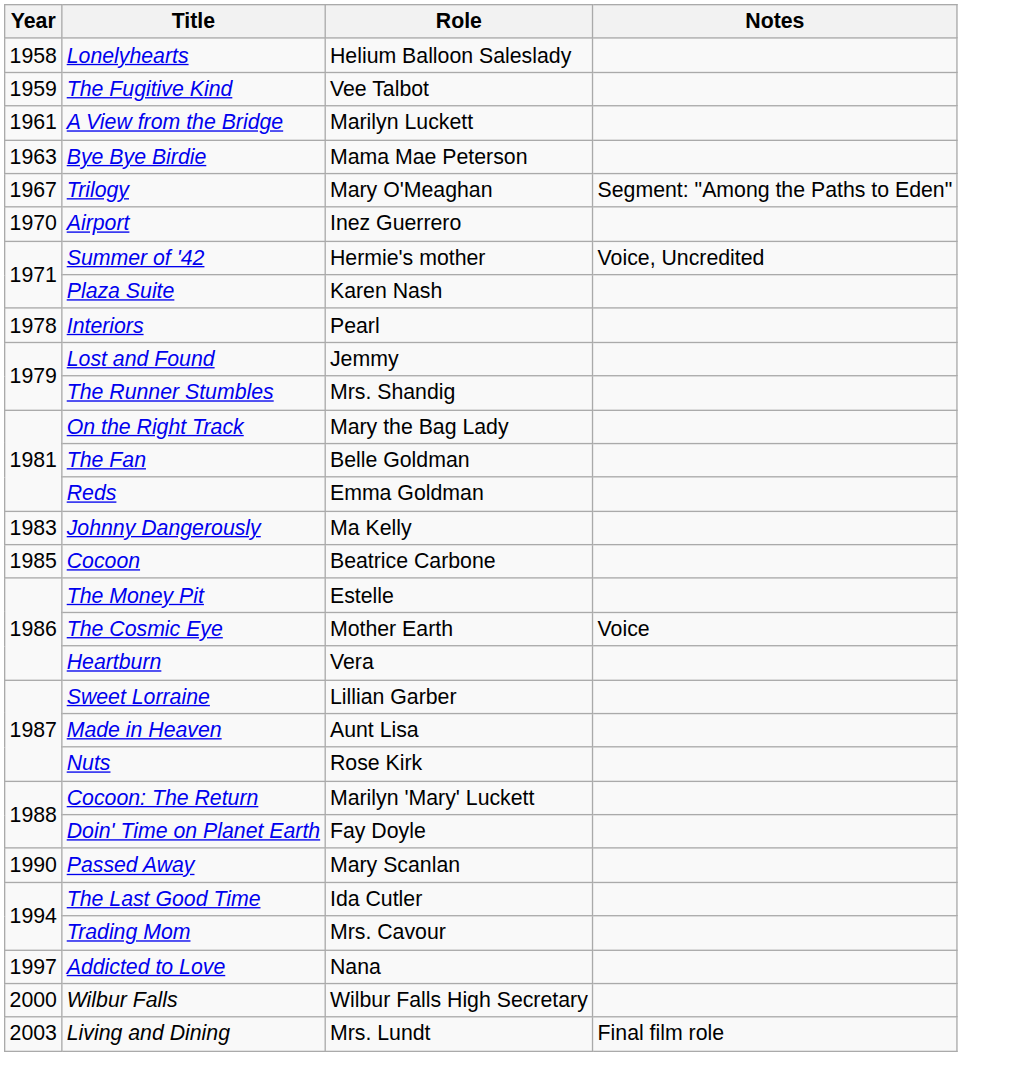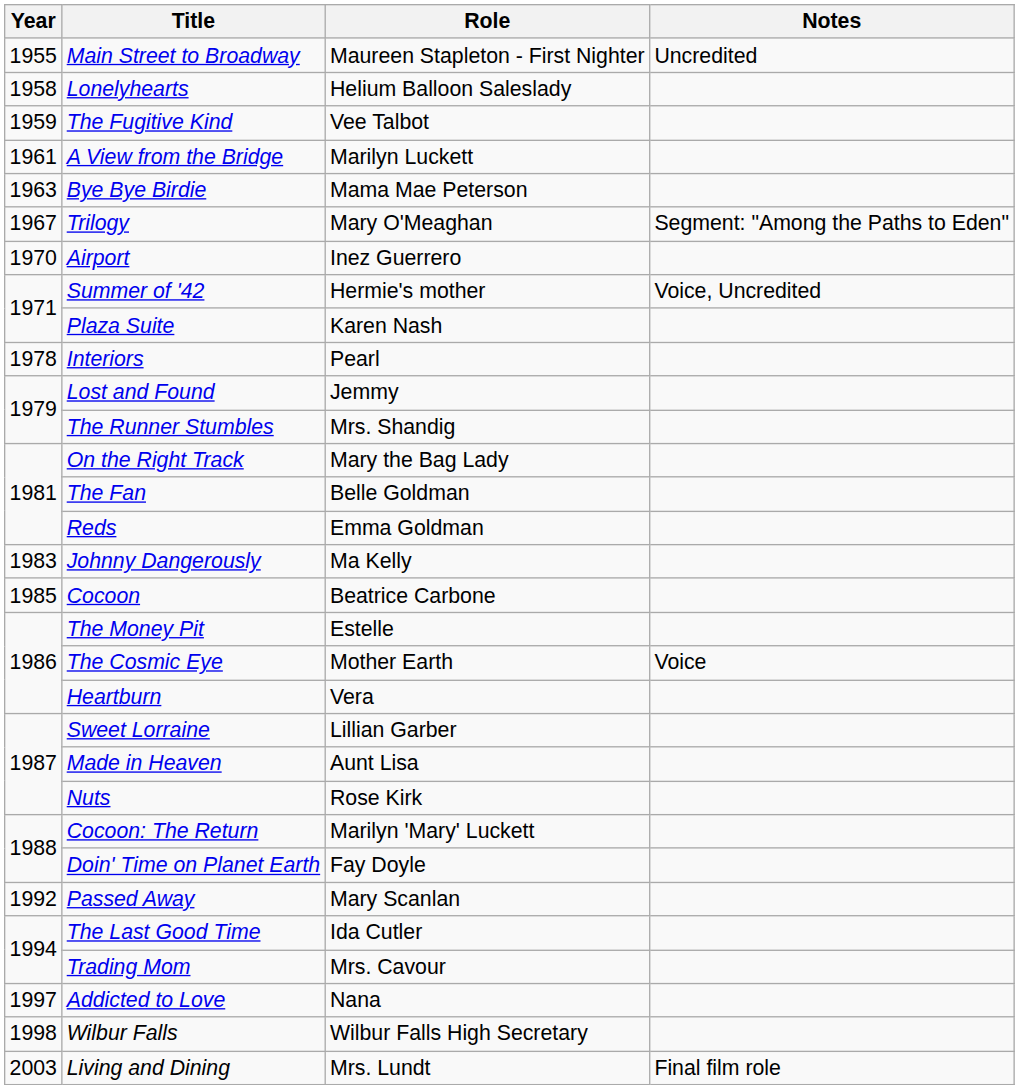+ row: (183, 55)
(33, 865) 1990 -> (33, 898) 1992
(33, 1000) 2000 -> (33, 1033) 1998
